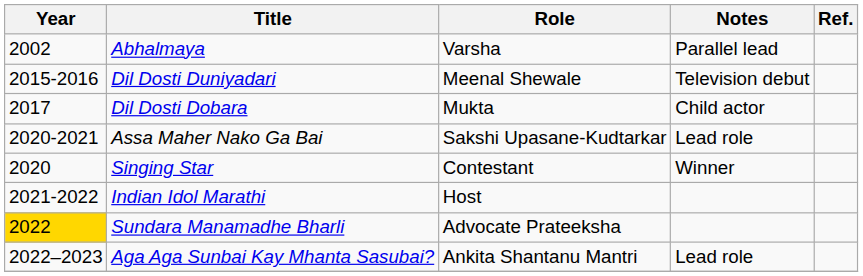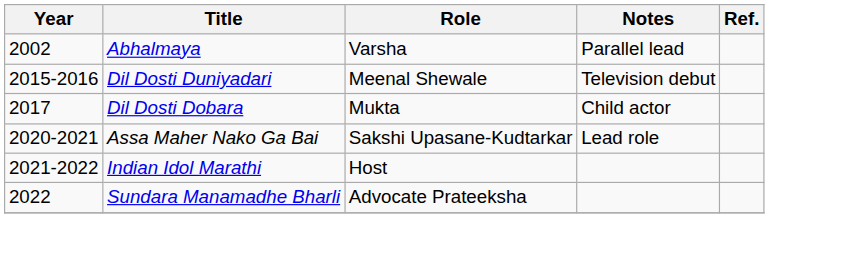- row: (162, 167)
(30, 227) gold background -> (30, 197) no background
- row: (273, 256)
